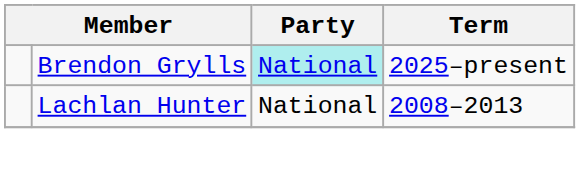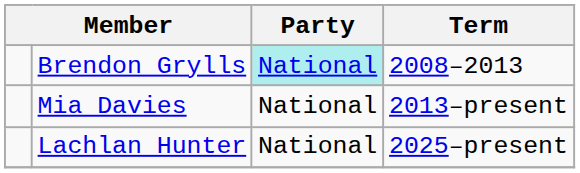(479, 66) 2025–present -> (456, 66) 2008–2013
+ row: (112, 106)
(456, 106) 2008–2013 -> (479, 147) 2025–present
